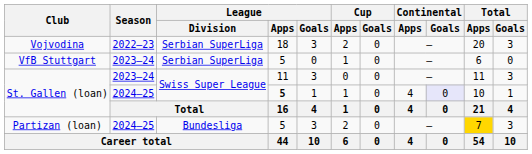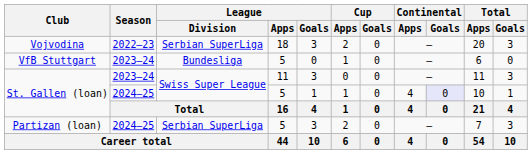(212, 61) Serbian SuperLiga -> (212, 61) Bundesliga
(283, 93) bold -> (283, 93) normal
(212, 125) Bundesliga -> (212, 125) Serbian SuperLiga
(479, 125) gold background -> (479, 125) no background
